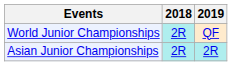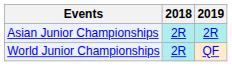rows swapped: (83, 52) <-> (83, 33)
